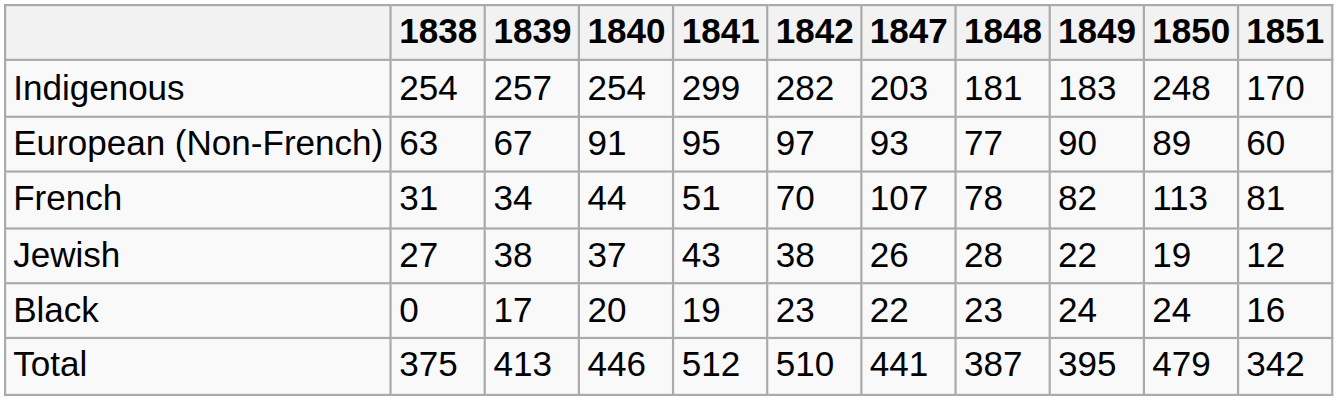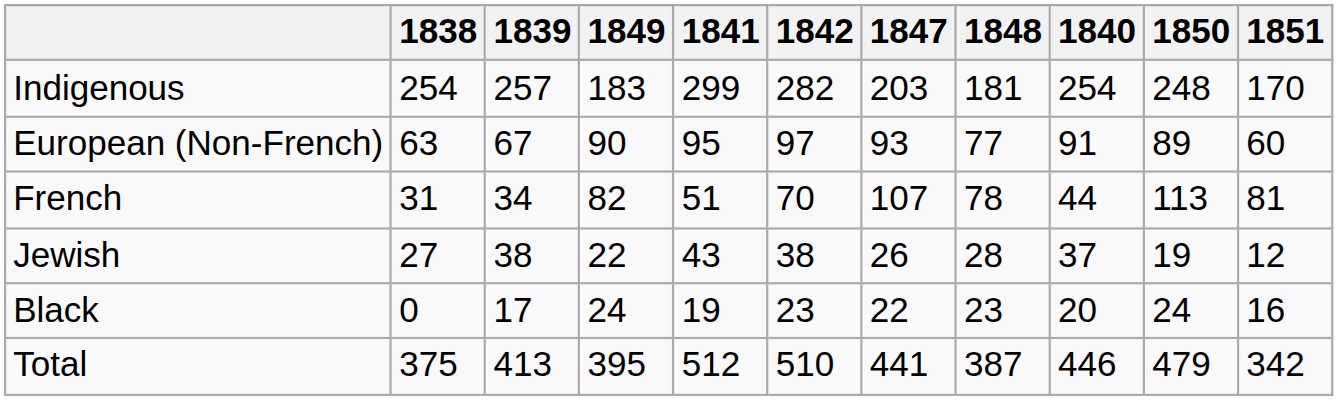columns swapped: (627, 32) <-> (1097, 32)
